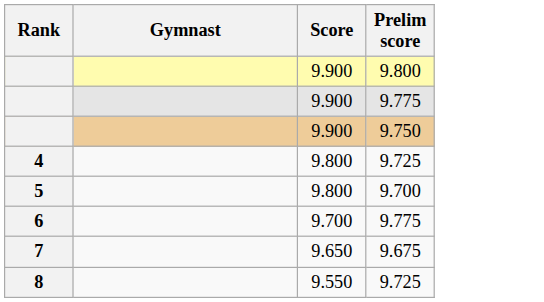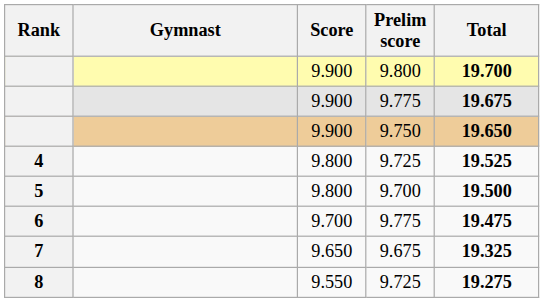+ column: (487, 30)
